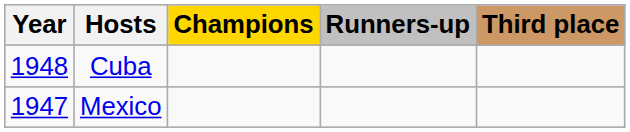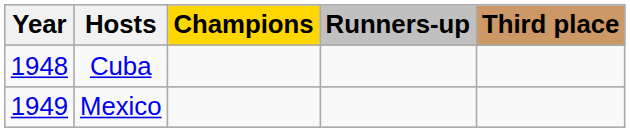(39, 106) 1947 -> (39, 106) 1949
